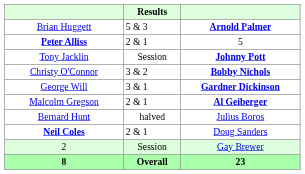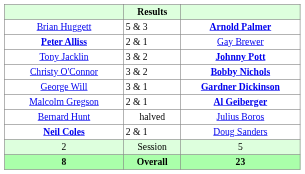(240, 42) 5 -> (240, 42) Gay Brewer
(152, 57) Session -> (137, 57) 3 & 2
(240, 147) Gay Brewer -> (240, 147) 5
